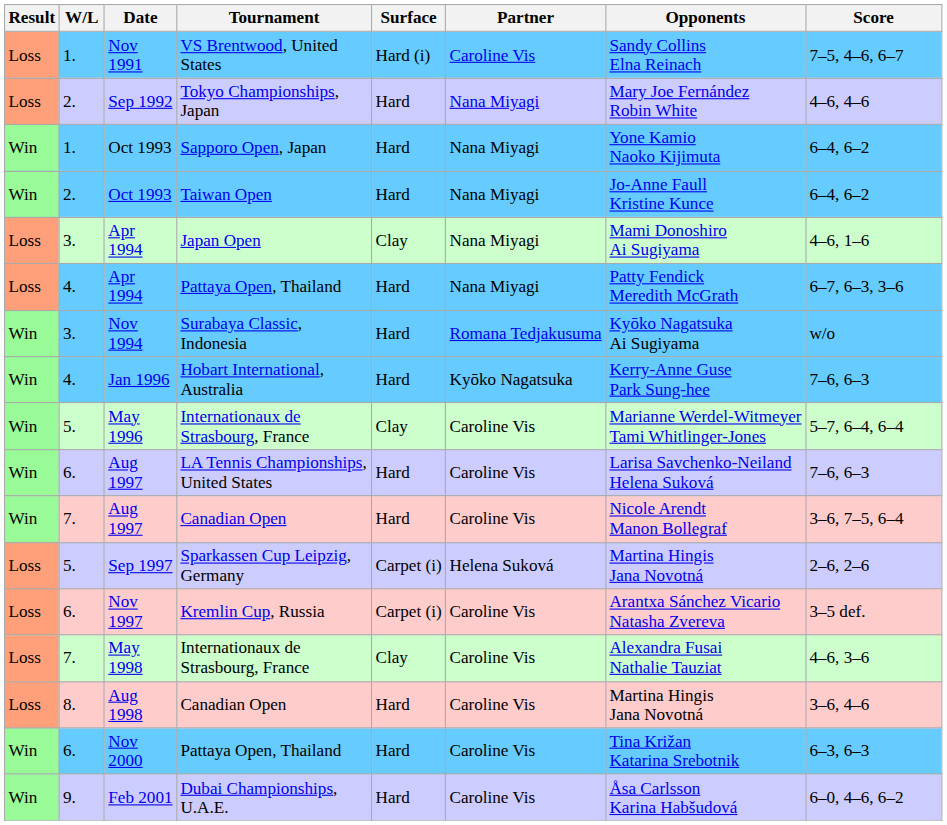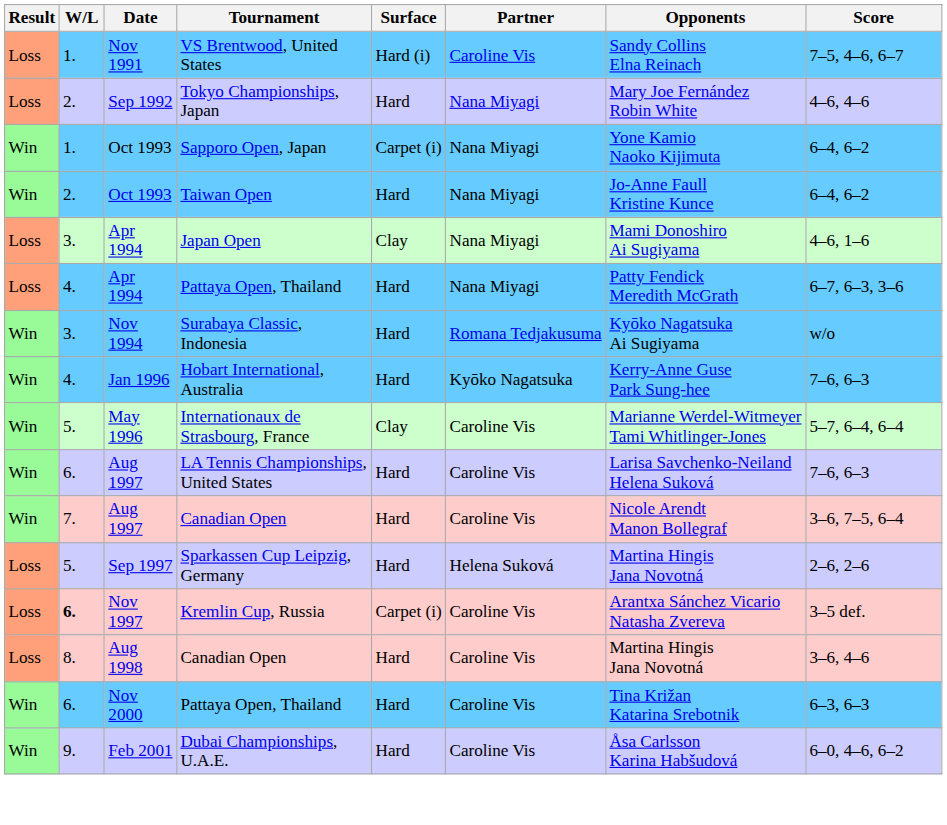(393, 147) Hard -> (409, 147) Carpet (i)
(409, 565) Carpet (i) -> (393, 565) Hard
(69, 611) normal -> (69, 611) bold
- row: (125, 658)
